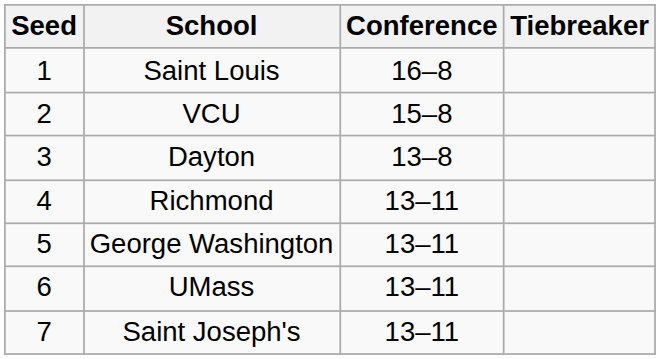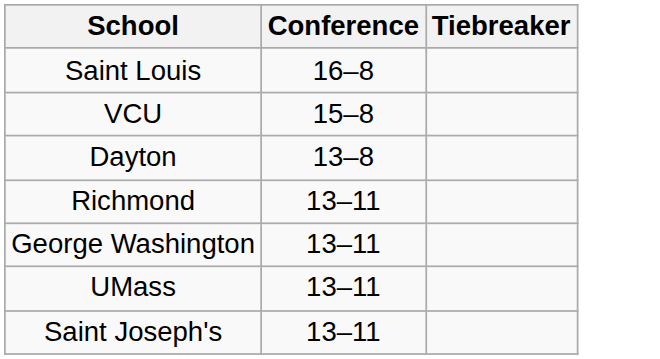- column: (44, 26)
